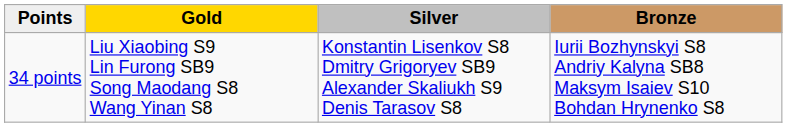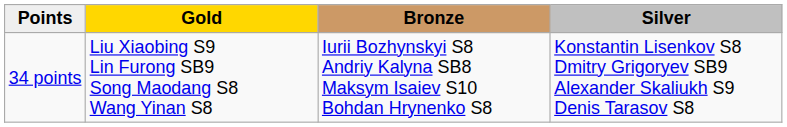columns swapped: (434, 18) <-> (666, 18)
